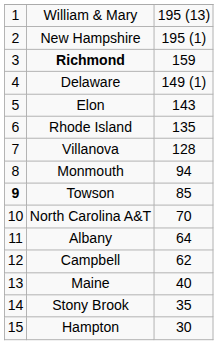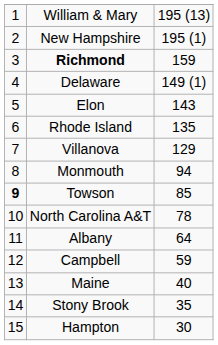(184, 149) 128 -> (184, 149) 129
(184, 216) 70 -> (184, 216) 78
(184, 261) 62 -> (184, 261) 59
